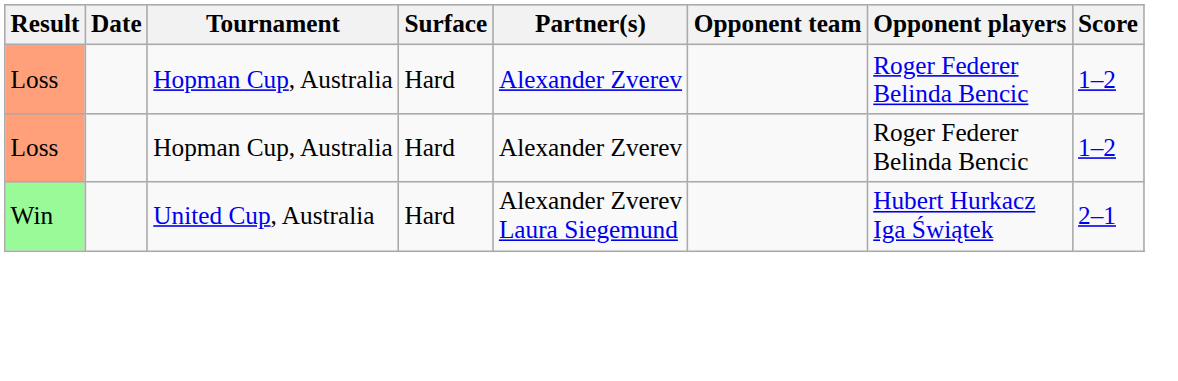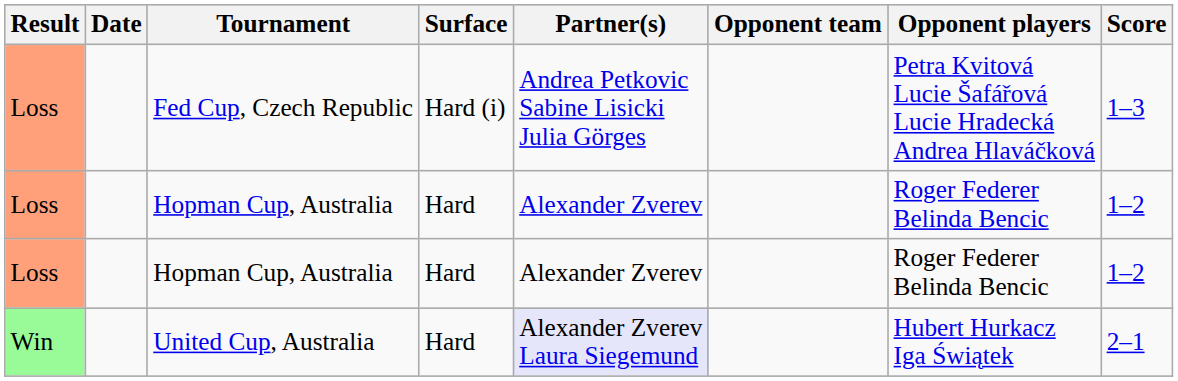+ row: (35, 107)
(590, 215) no background -> (611, 341) lavender background
